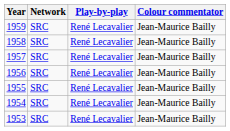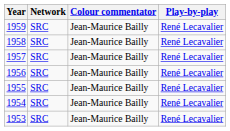columns swapped: (102, 12) <-> (180, 12)
